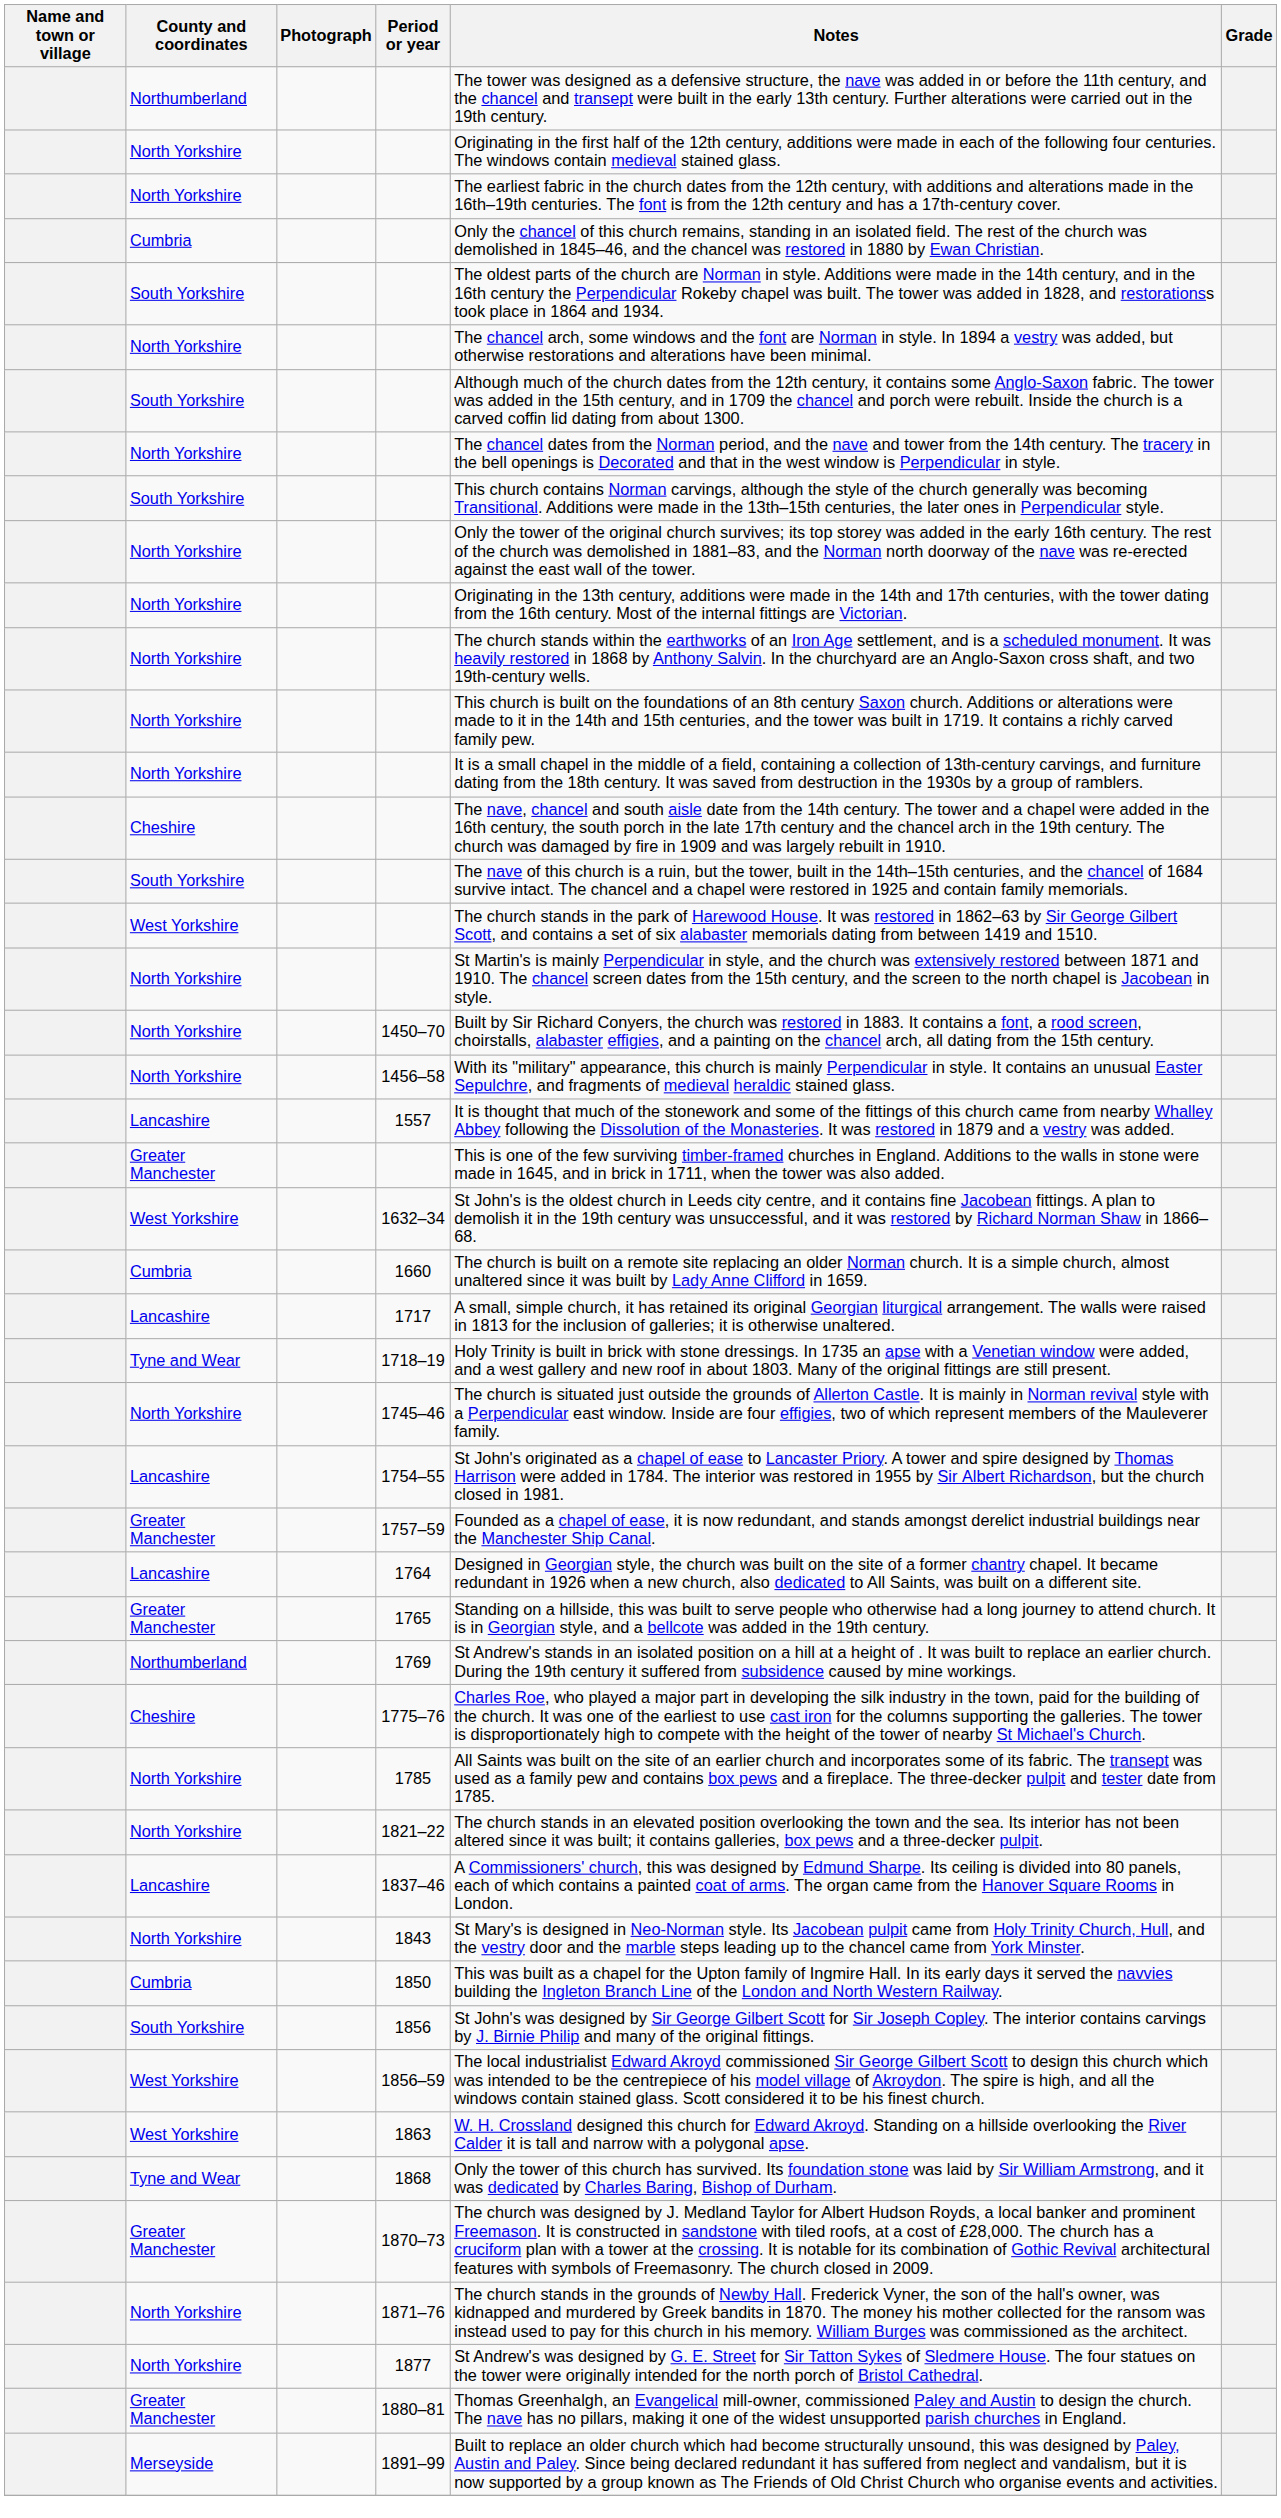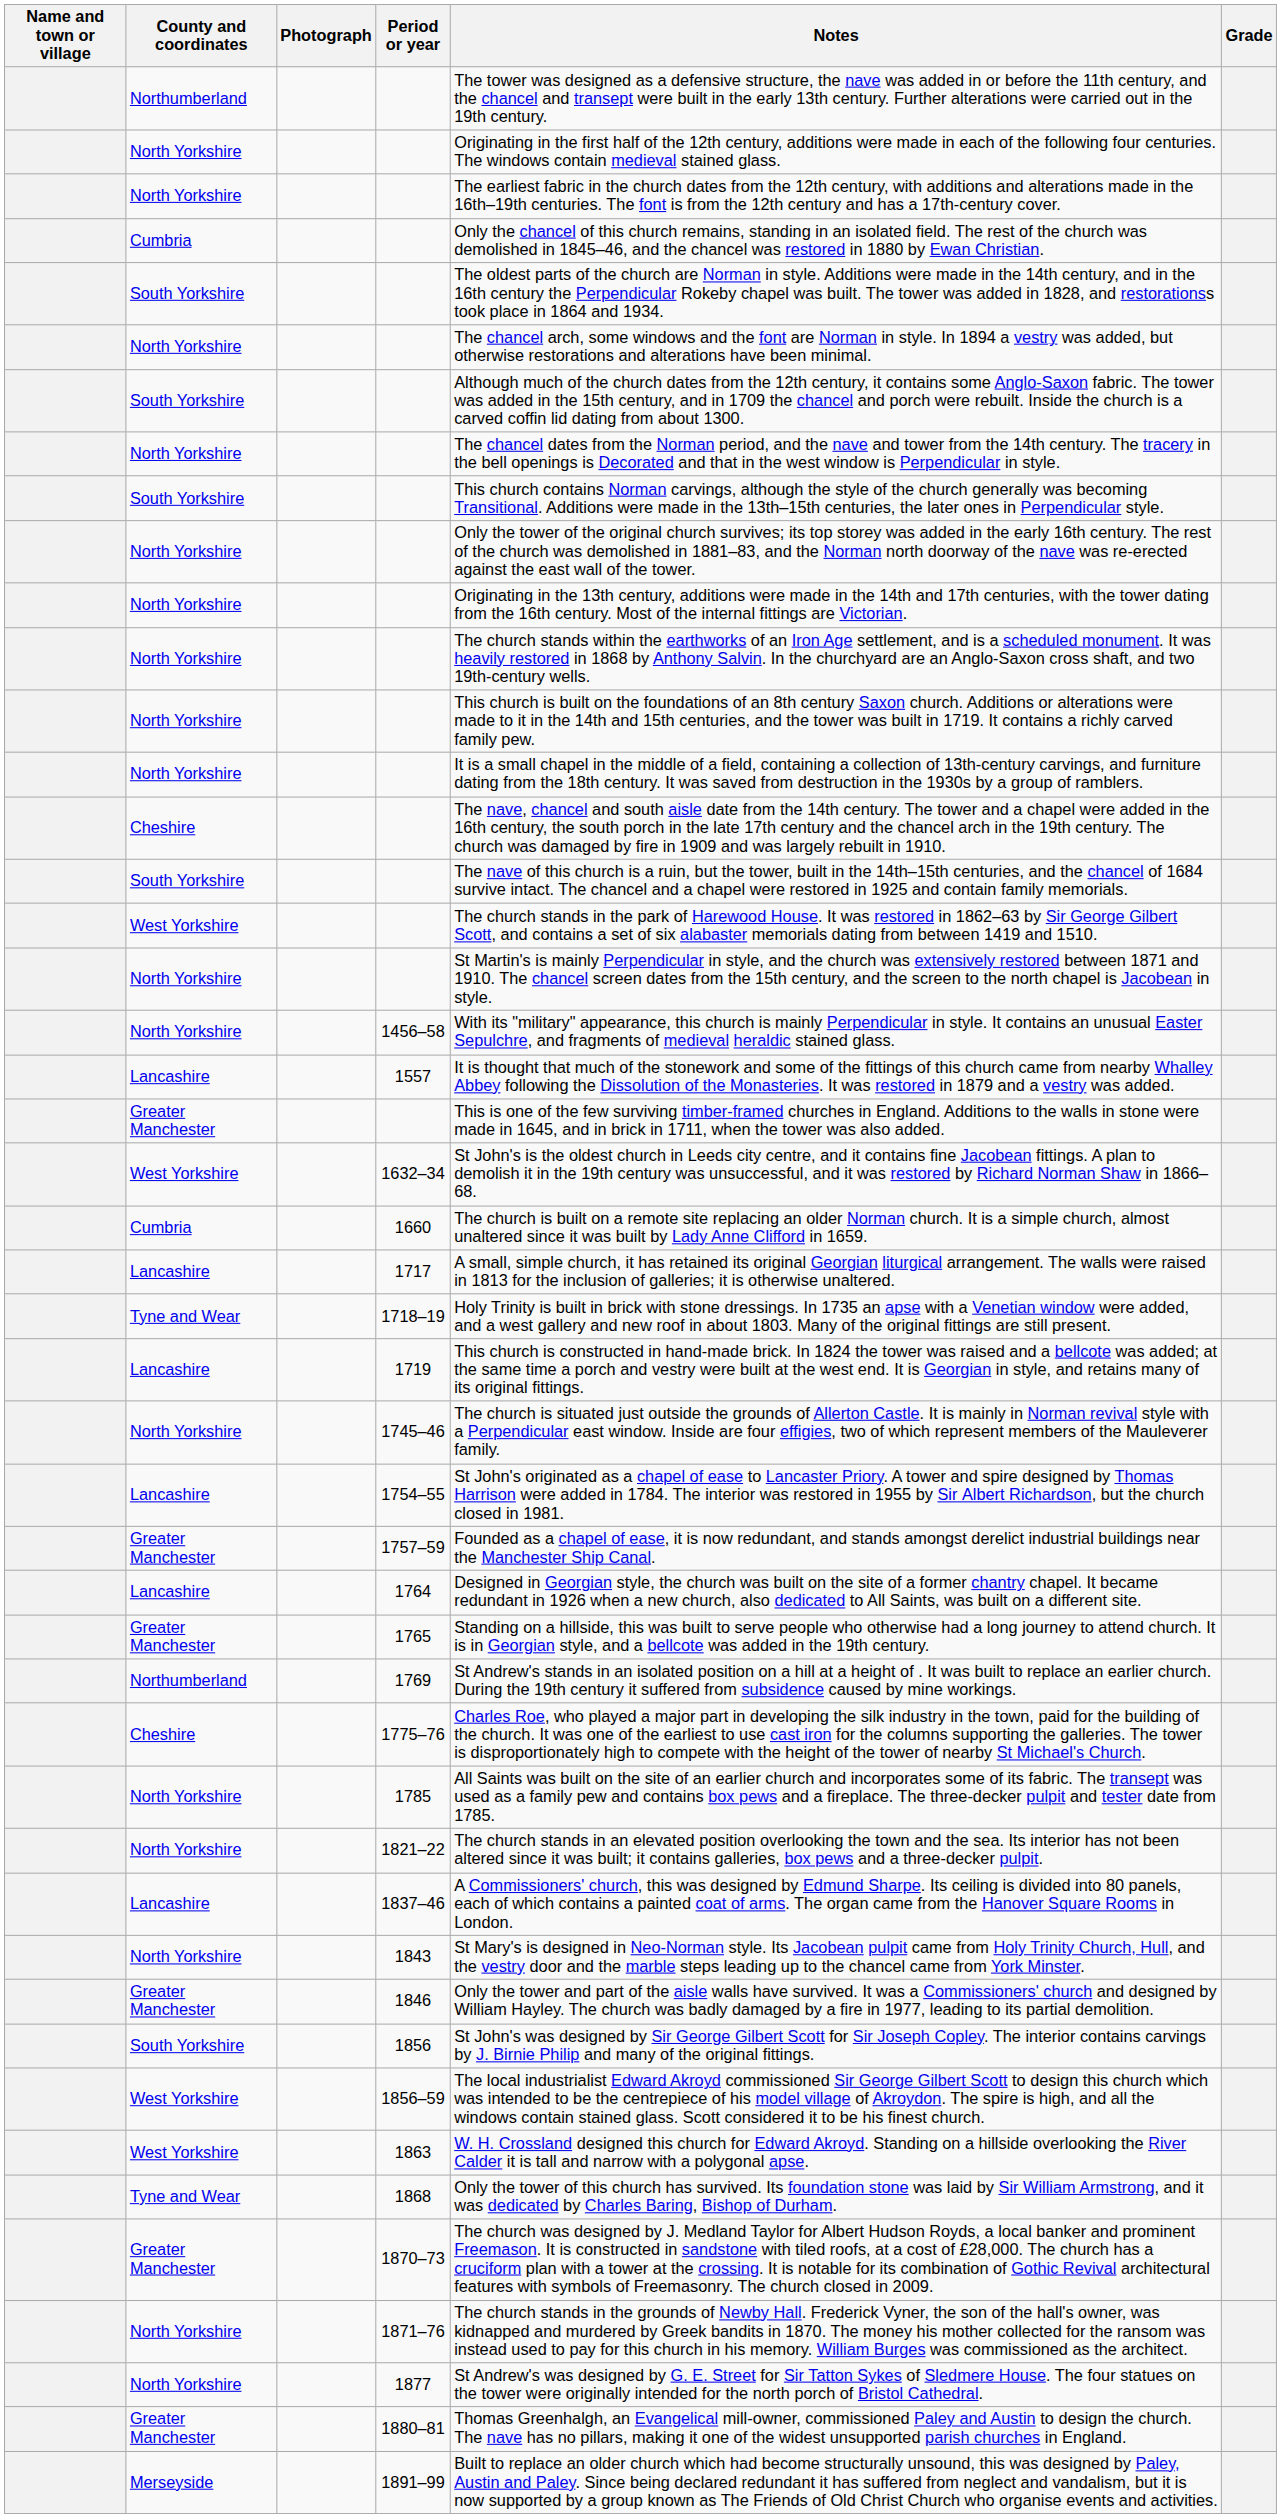- row: (186, 1032)
+ row: (170, 1369)
+ row: (173, 2001)
- row: (161, 1983)
